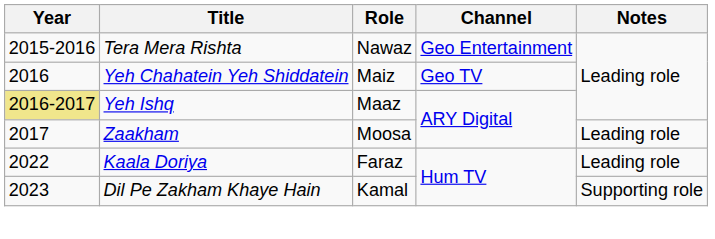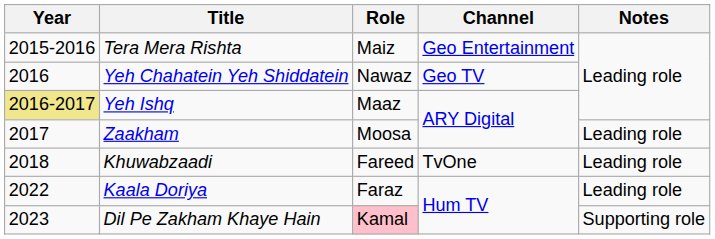(384, 47) Nawaz -> (376, 47) Maiz
(376, 76) Maiz -> (384, 76) Nawaz
+ row: (158, 162)
(382, 190) no background -> (382, 219) pink background
